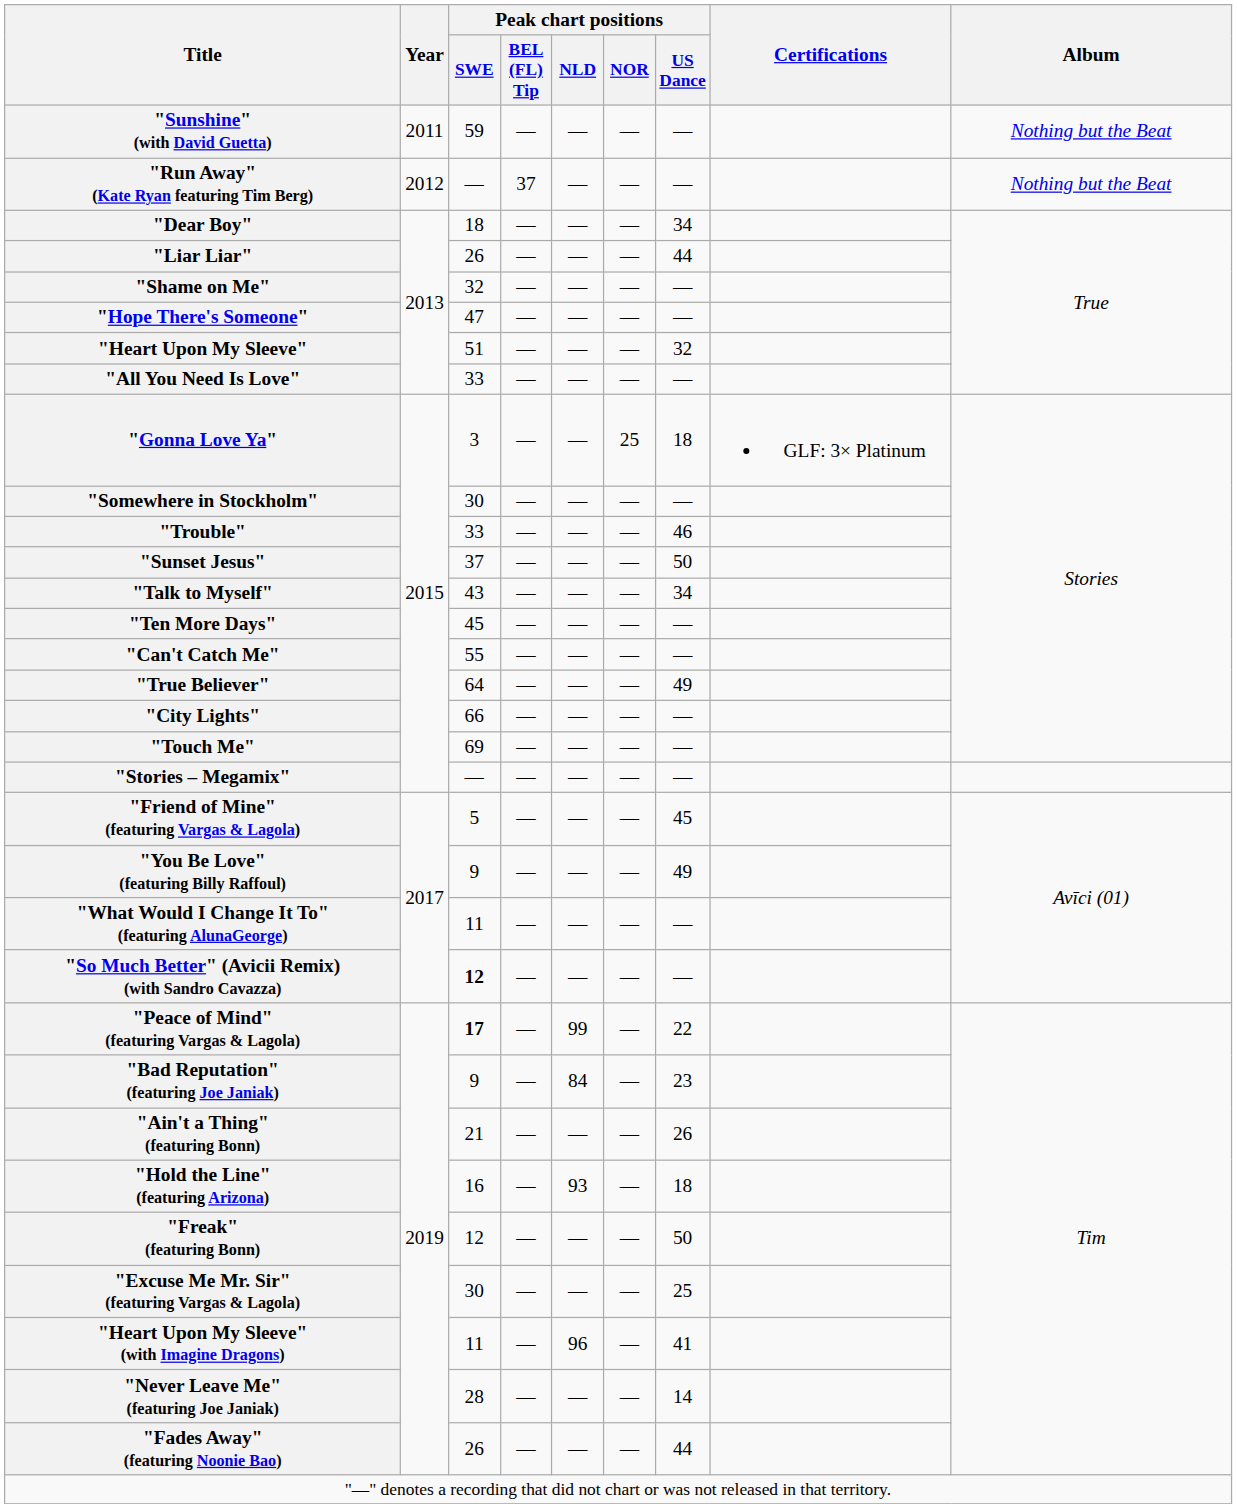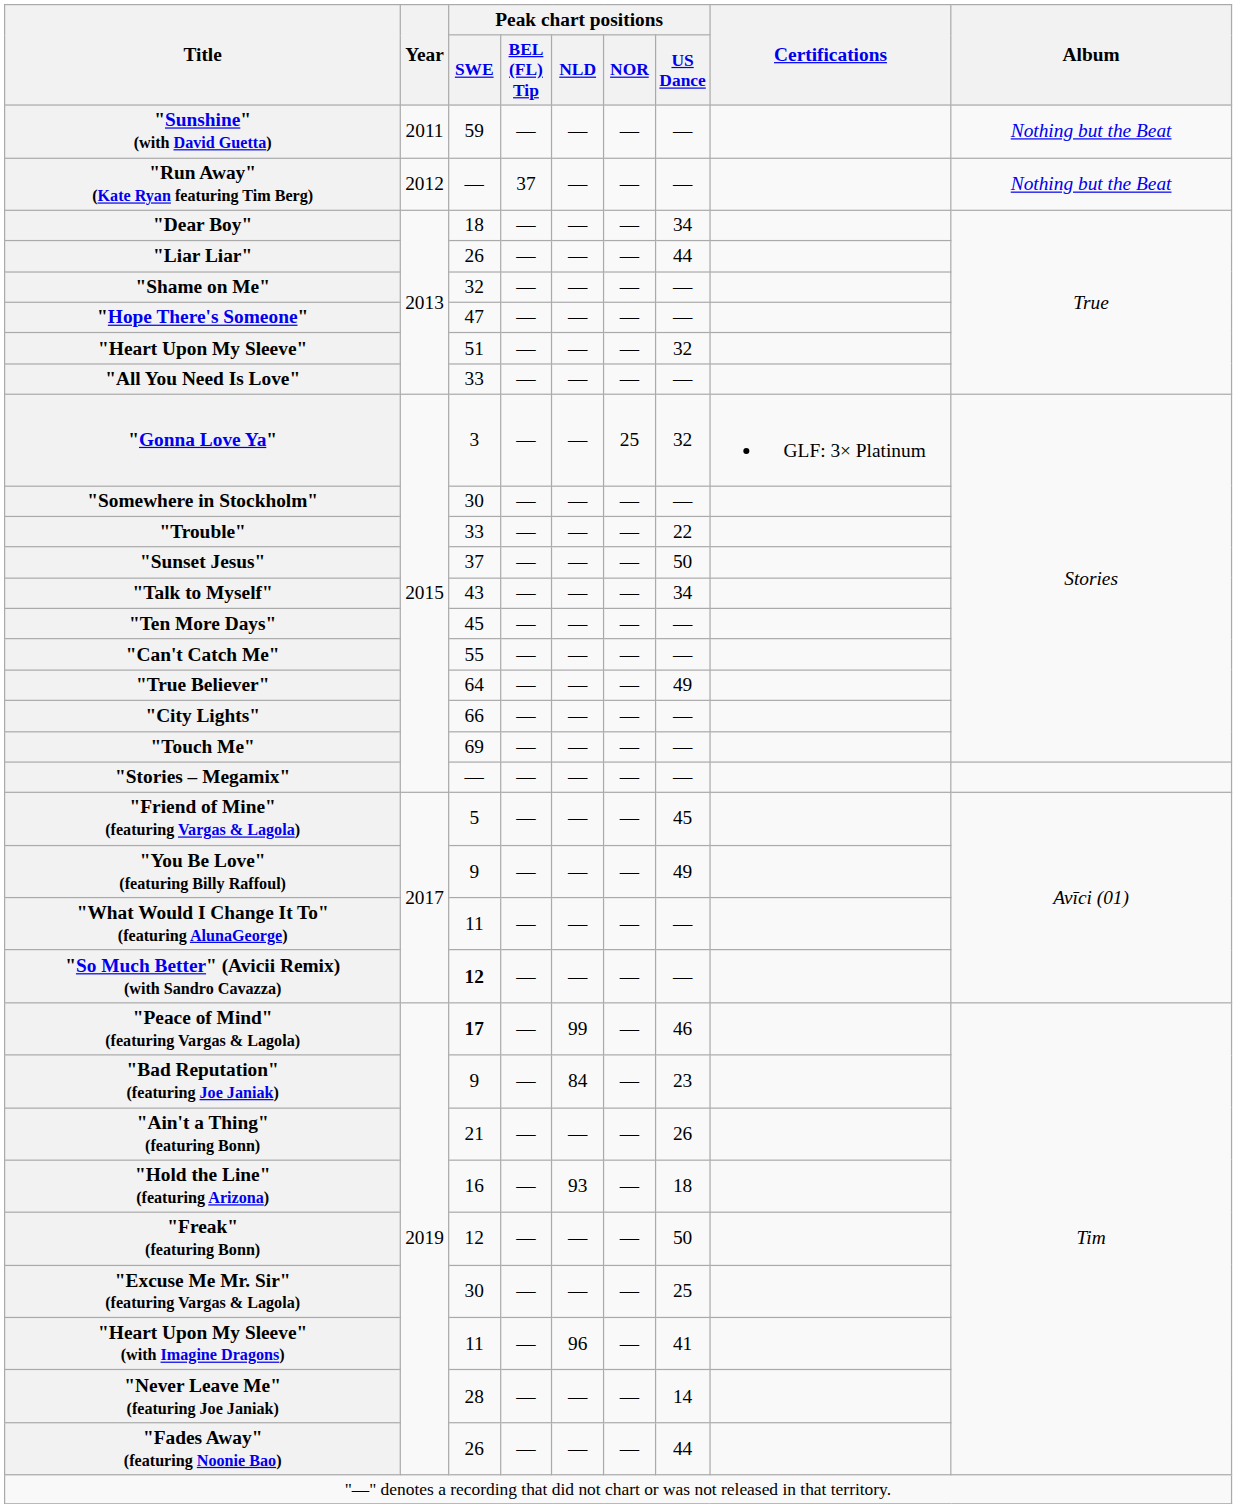(683, 439) 18 -> (683, 439) 32
(683, 531) 46 -> (683, 531) 22
(683, 1028) 22 -> (683, 1028) 46
